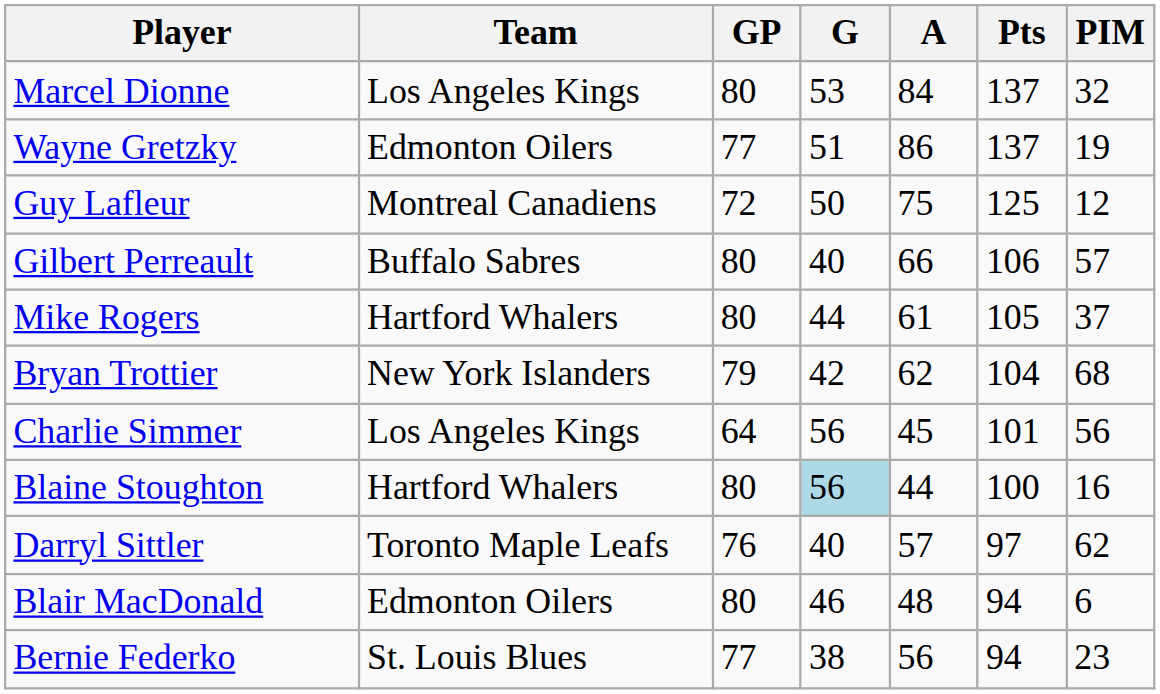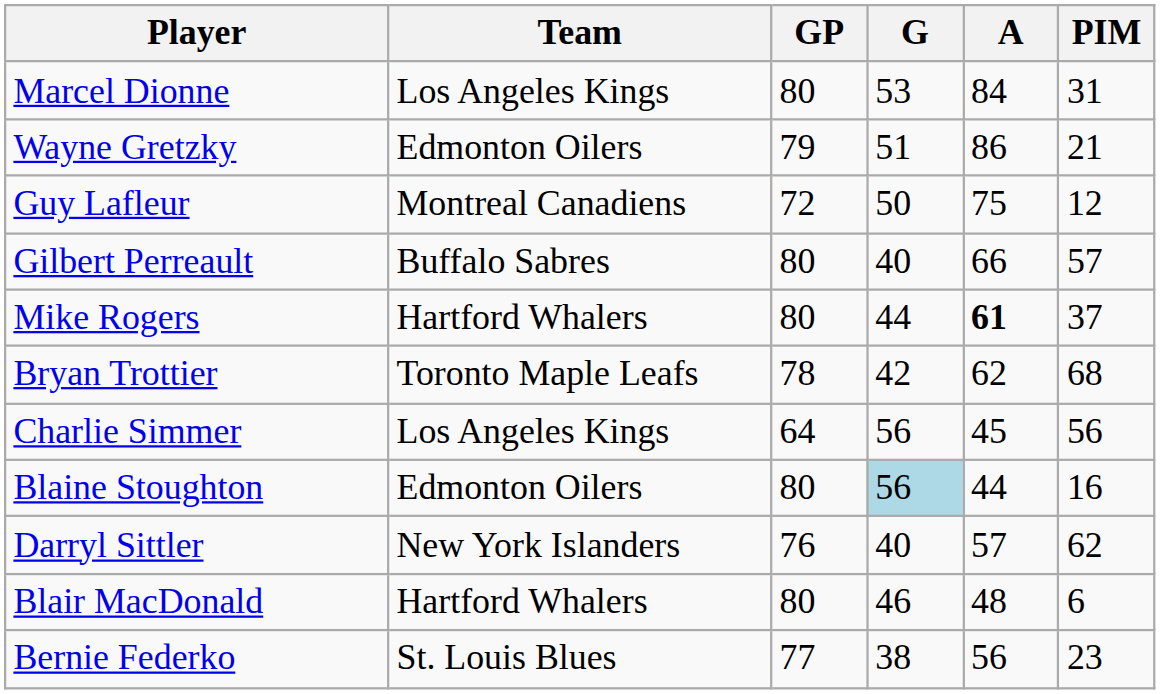- column: (1022, 32)
(1092, 89) 32 -> (1085, 89) 31
(739, 146) 77 -> (798, 146) 79
(1092, 146) 19 -> (1085, 146) 21
(915, 317) normal -> (989, 317) bold
(509, 373) New York Islanders -> (548, 373) Toronto Maple Leafs
(739, 373) 79 -> (798, 373) 78
(493, 487) Hartford Whalers -> (519, 487) Edmonton Oilers
(518, 544) Toronto Maple Leafs -> (538, 544) New York Islanders
(490, 601) Edmonton Oilers -> (522, 601) Hartford Whalers
